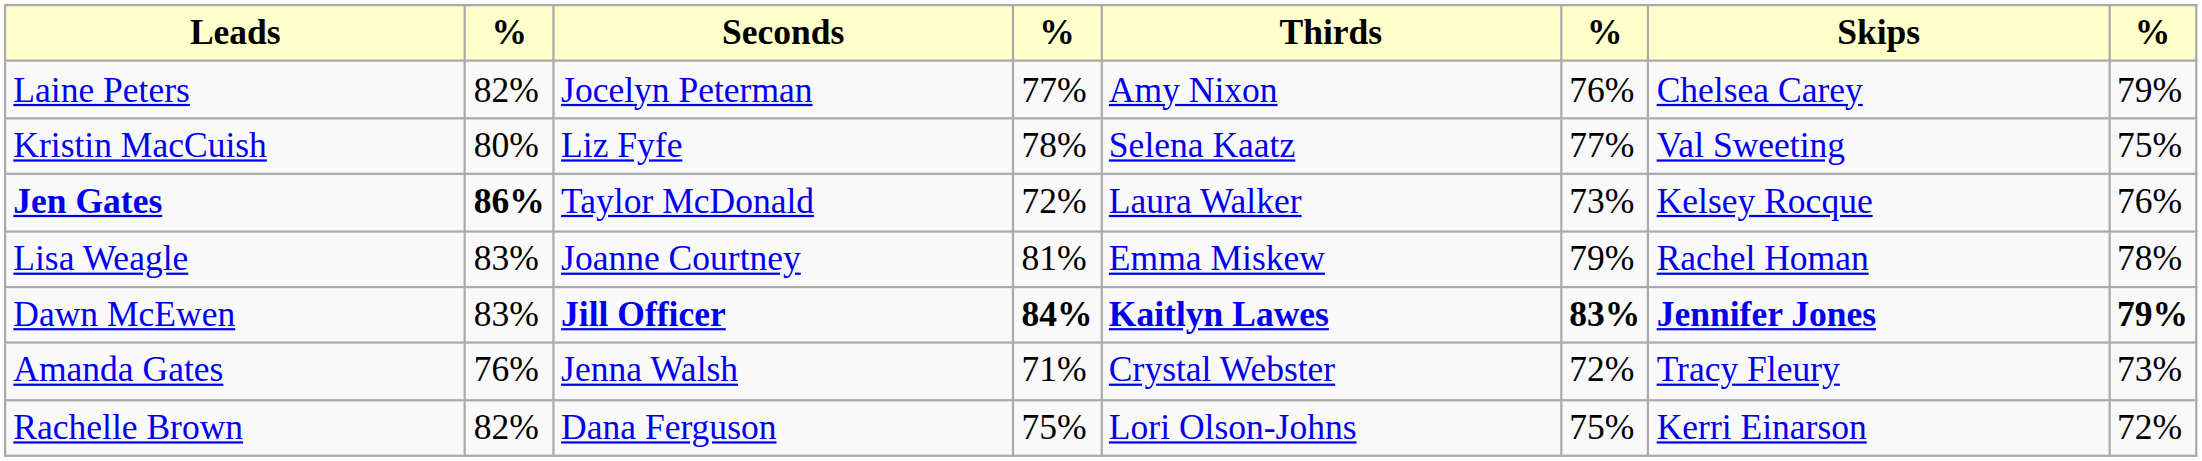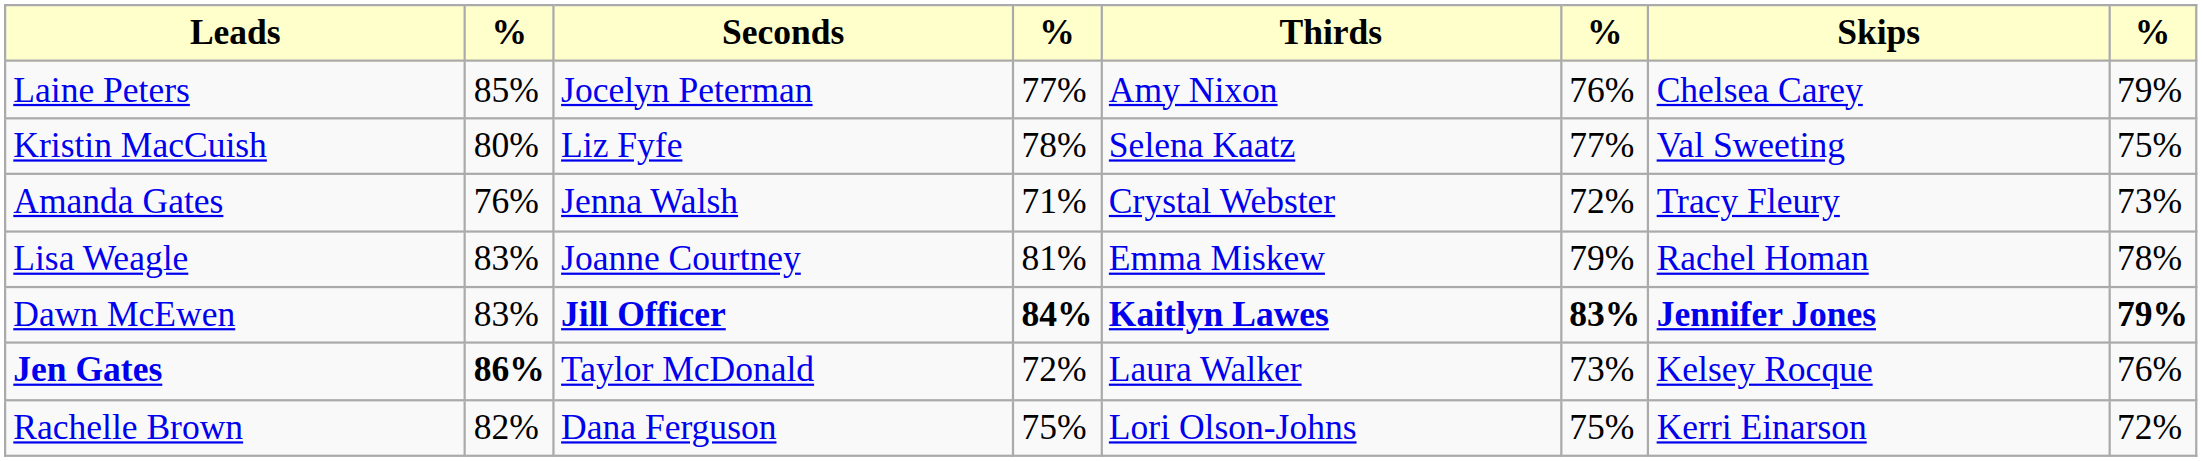(506, 88) 82% -> (506, 88) 85%
rows swapped: (118, 370) <-> (88, 201)
